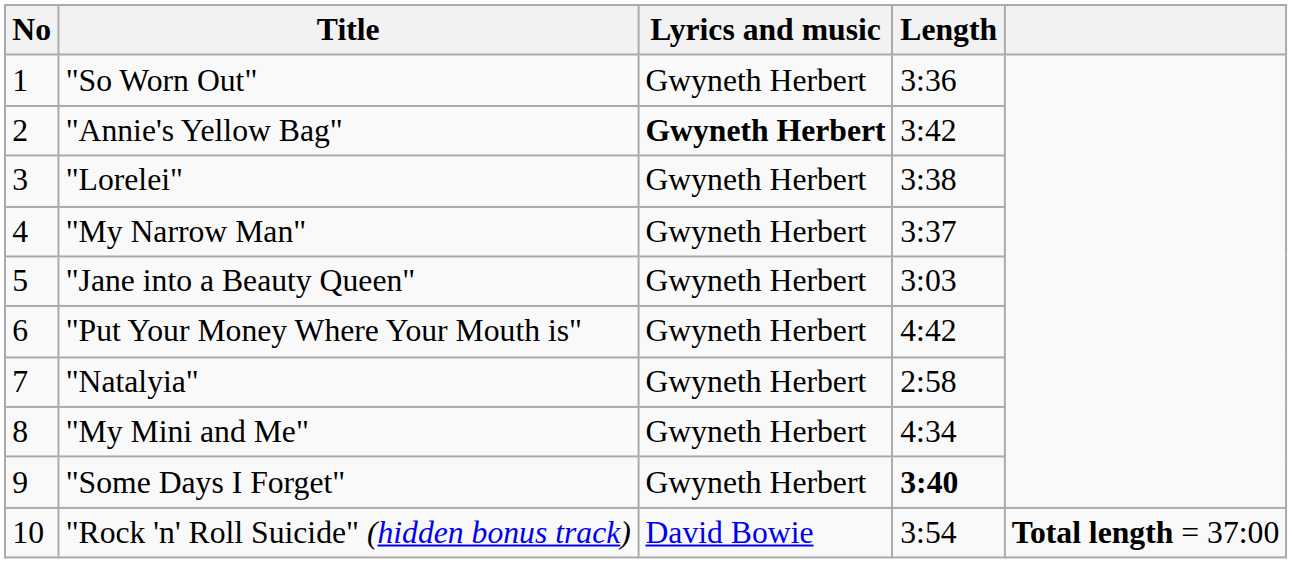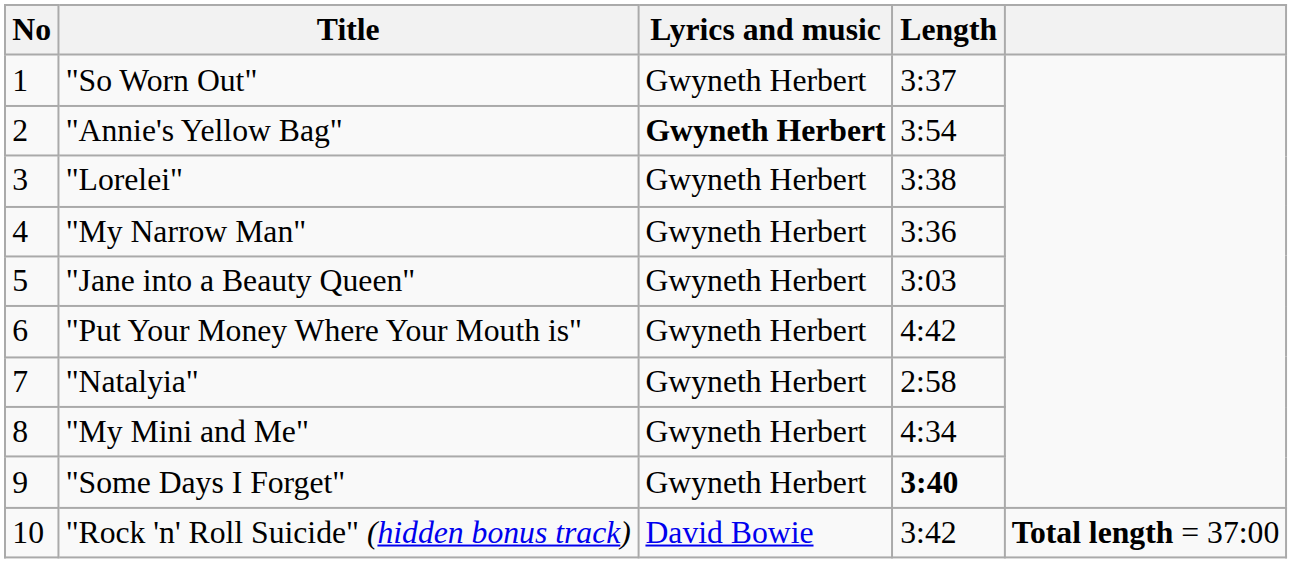(928, 79) 3:36 -> (928, 79) 3:37
(928, 130) 3:42 -> (928, 130) 3:54
(928, 230) 3:37 -> (928, 230) 3:36
(928, 532) 3:54 -> (928, 532) 3:42
